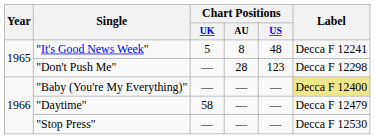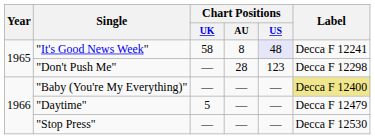(207, 49) 5 -> (207, 49) 58
(276, 49) no background -> (276, 49) lavender background
(207, 105) 58 -> (207, 105) 5
